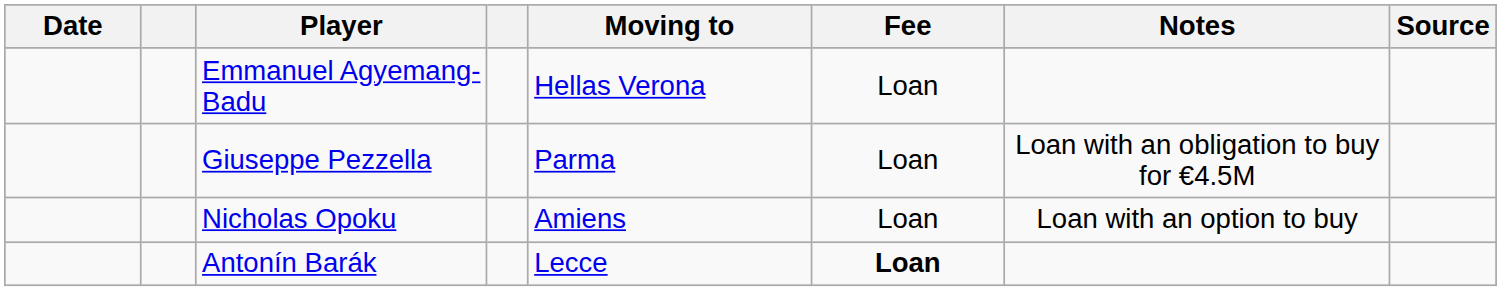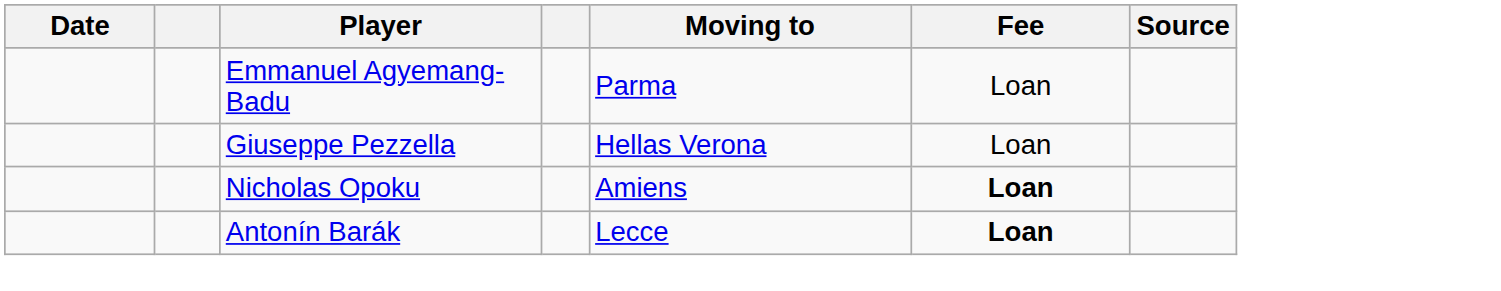- column: (1197, 26)
(620, 85) Hellas Verona -> (636, 85) Parma
(575, 160) Parma -> (681, 144) Hellas Verona
(908, 219) normal -> (1021, 188) bold
